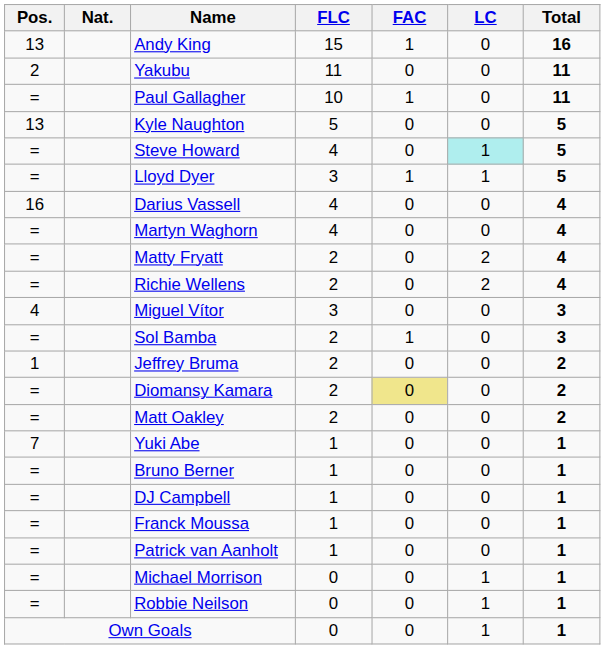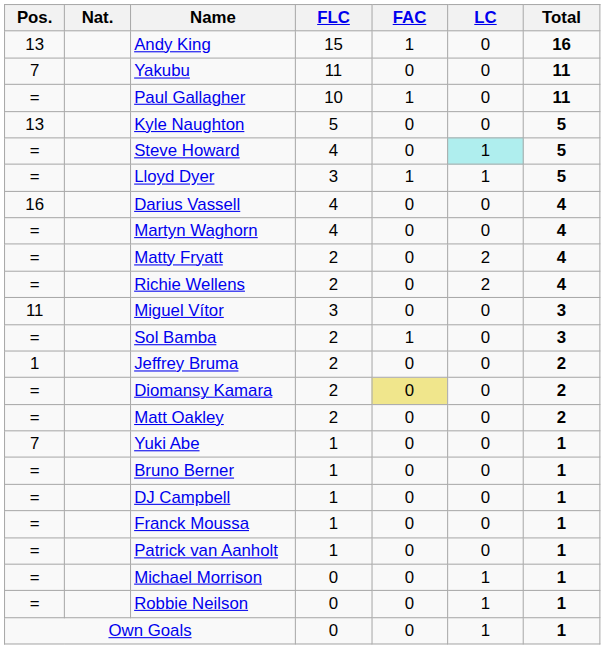(35, 71) 2 -> (35, 71) 7
(35, 310) 4 -> (35, 310) 11
